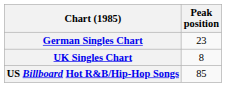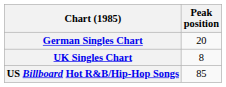(201, 40) 23 -> (201, 40) 20
